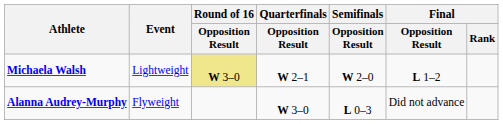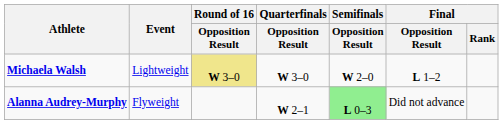(293, 77) W 2–1 -> (293, 77) W 3–0
(293, 110) W 3–0 -> (293, 110) W 2–1
(358, 110) no background -> (358, 110) lightgreen background
